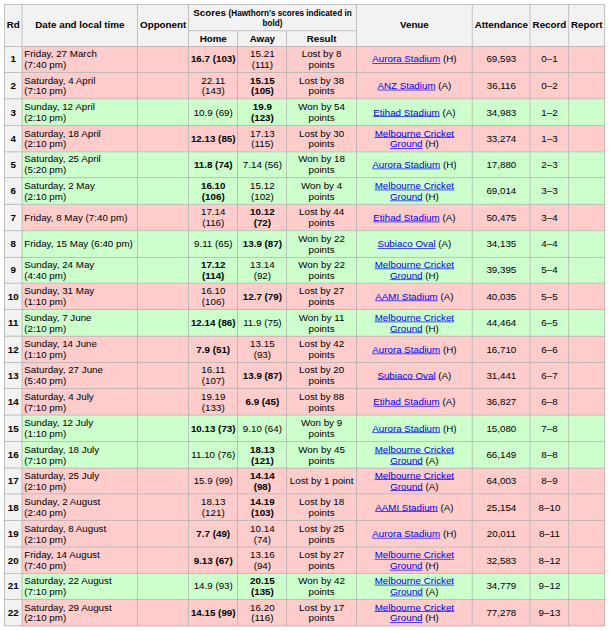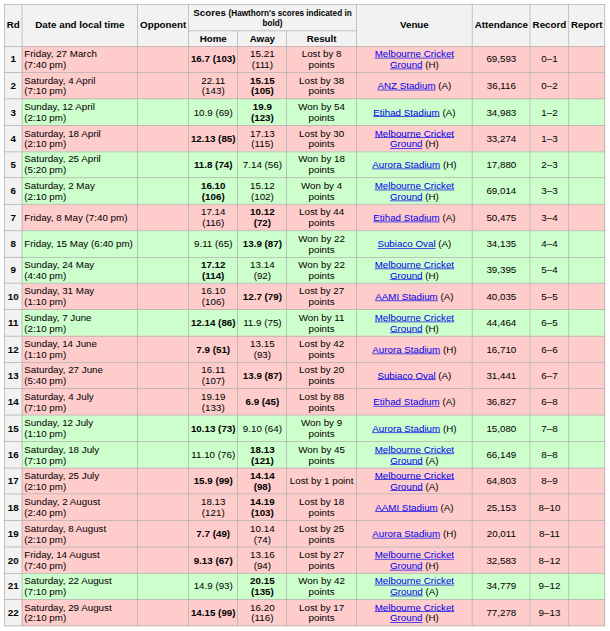(414, 60) Aurora Stadium (H) -> (414, 60) Melbourne Cricket Ground (H)
(213, 481) normal -> (213, 481) bold
(501, 481) 64,003 -> (501, 481) 64,803
(501, 508) 25,154 -> (501, 508) 25,153
